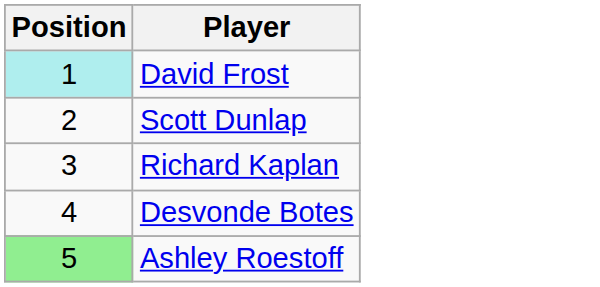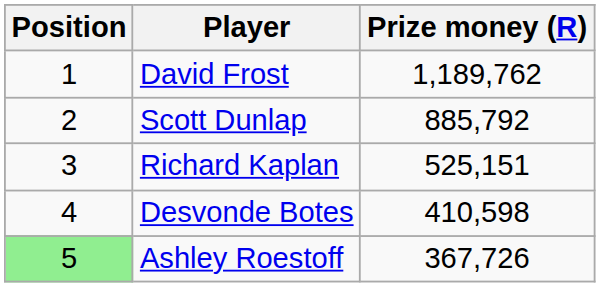+ column: (477, 27)
(69, 73) paleturquoise background -> (69, 73) no background
